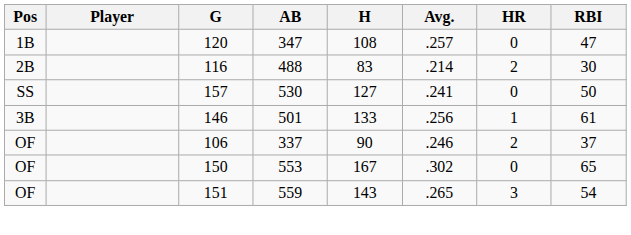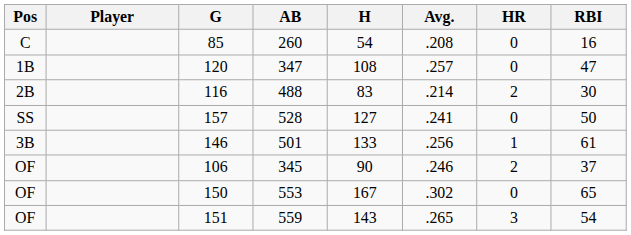+ row: (216, 42)
(290, 92) 530 -> (290, 117) 528
(290, 142) 337 -> (290, 167) 345
